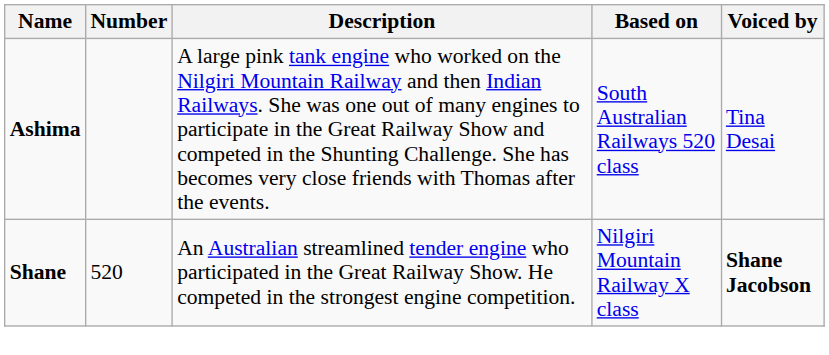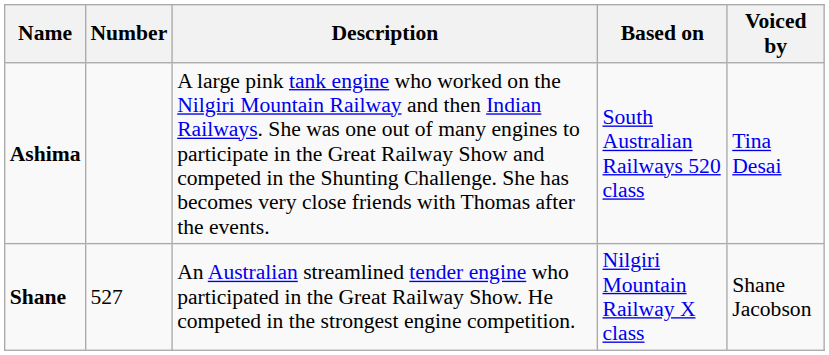(107, 272) 520 -> (107, 296) 527
(769, 272) bold -> (772, 296) normal
